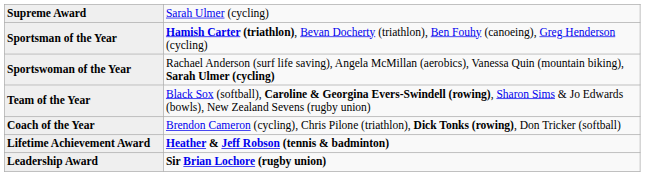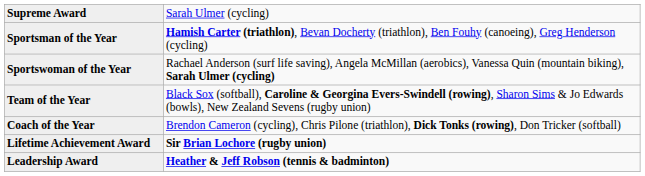(278, 143) Heather & Jeff Robson (tennis & badminton) -> (246, 143) Sir Brian Lochore (rugby union)
(246, 162) Sir Brian Lochore (rugby union) -> (278, 162) Heather & Jeff Robson (tennis & badminton)
